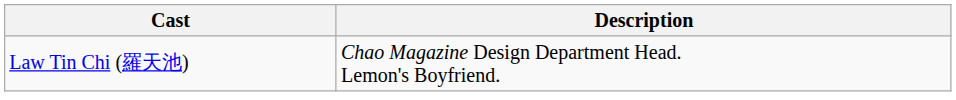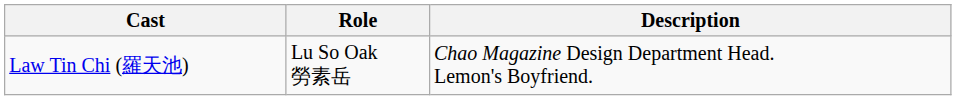+ column: (358, 20)
